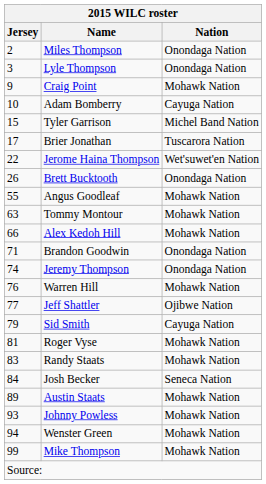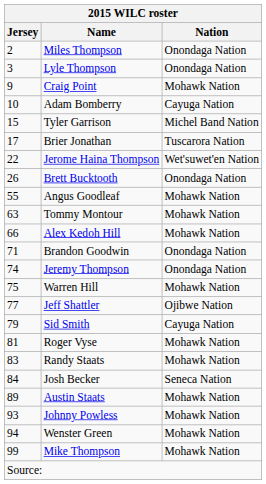(13, 287) 76 -> (13, 287) 75
